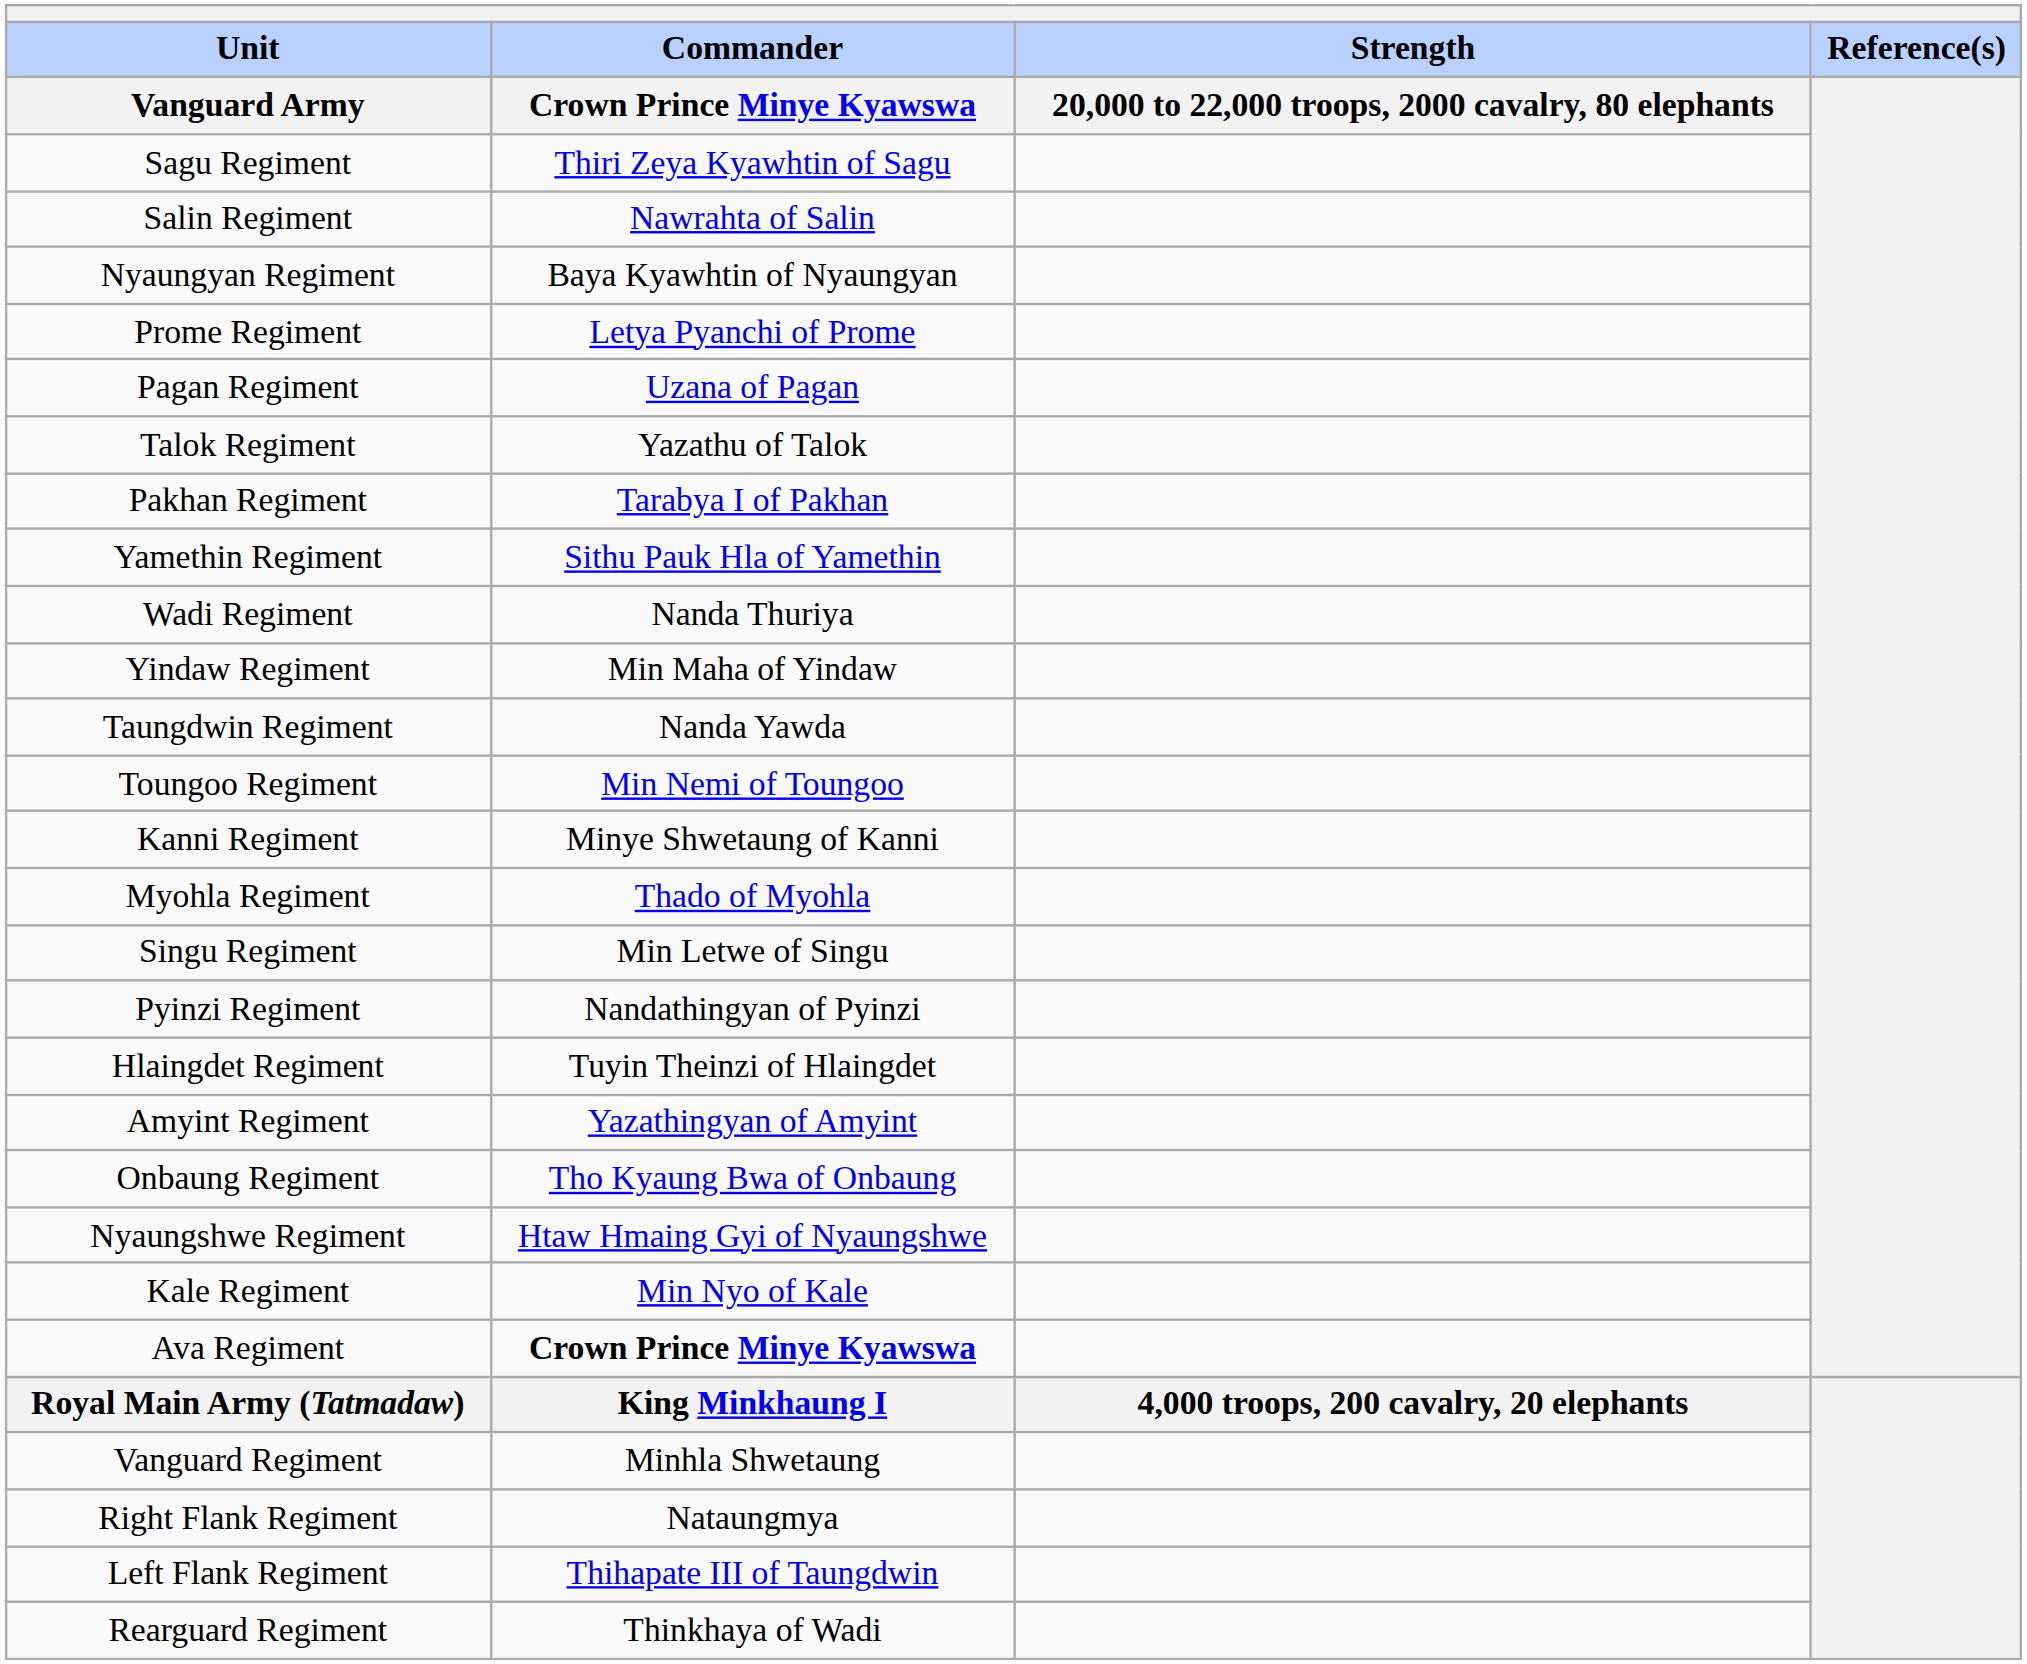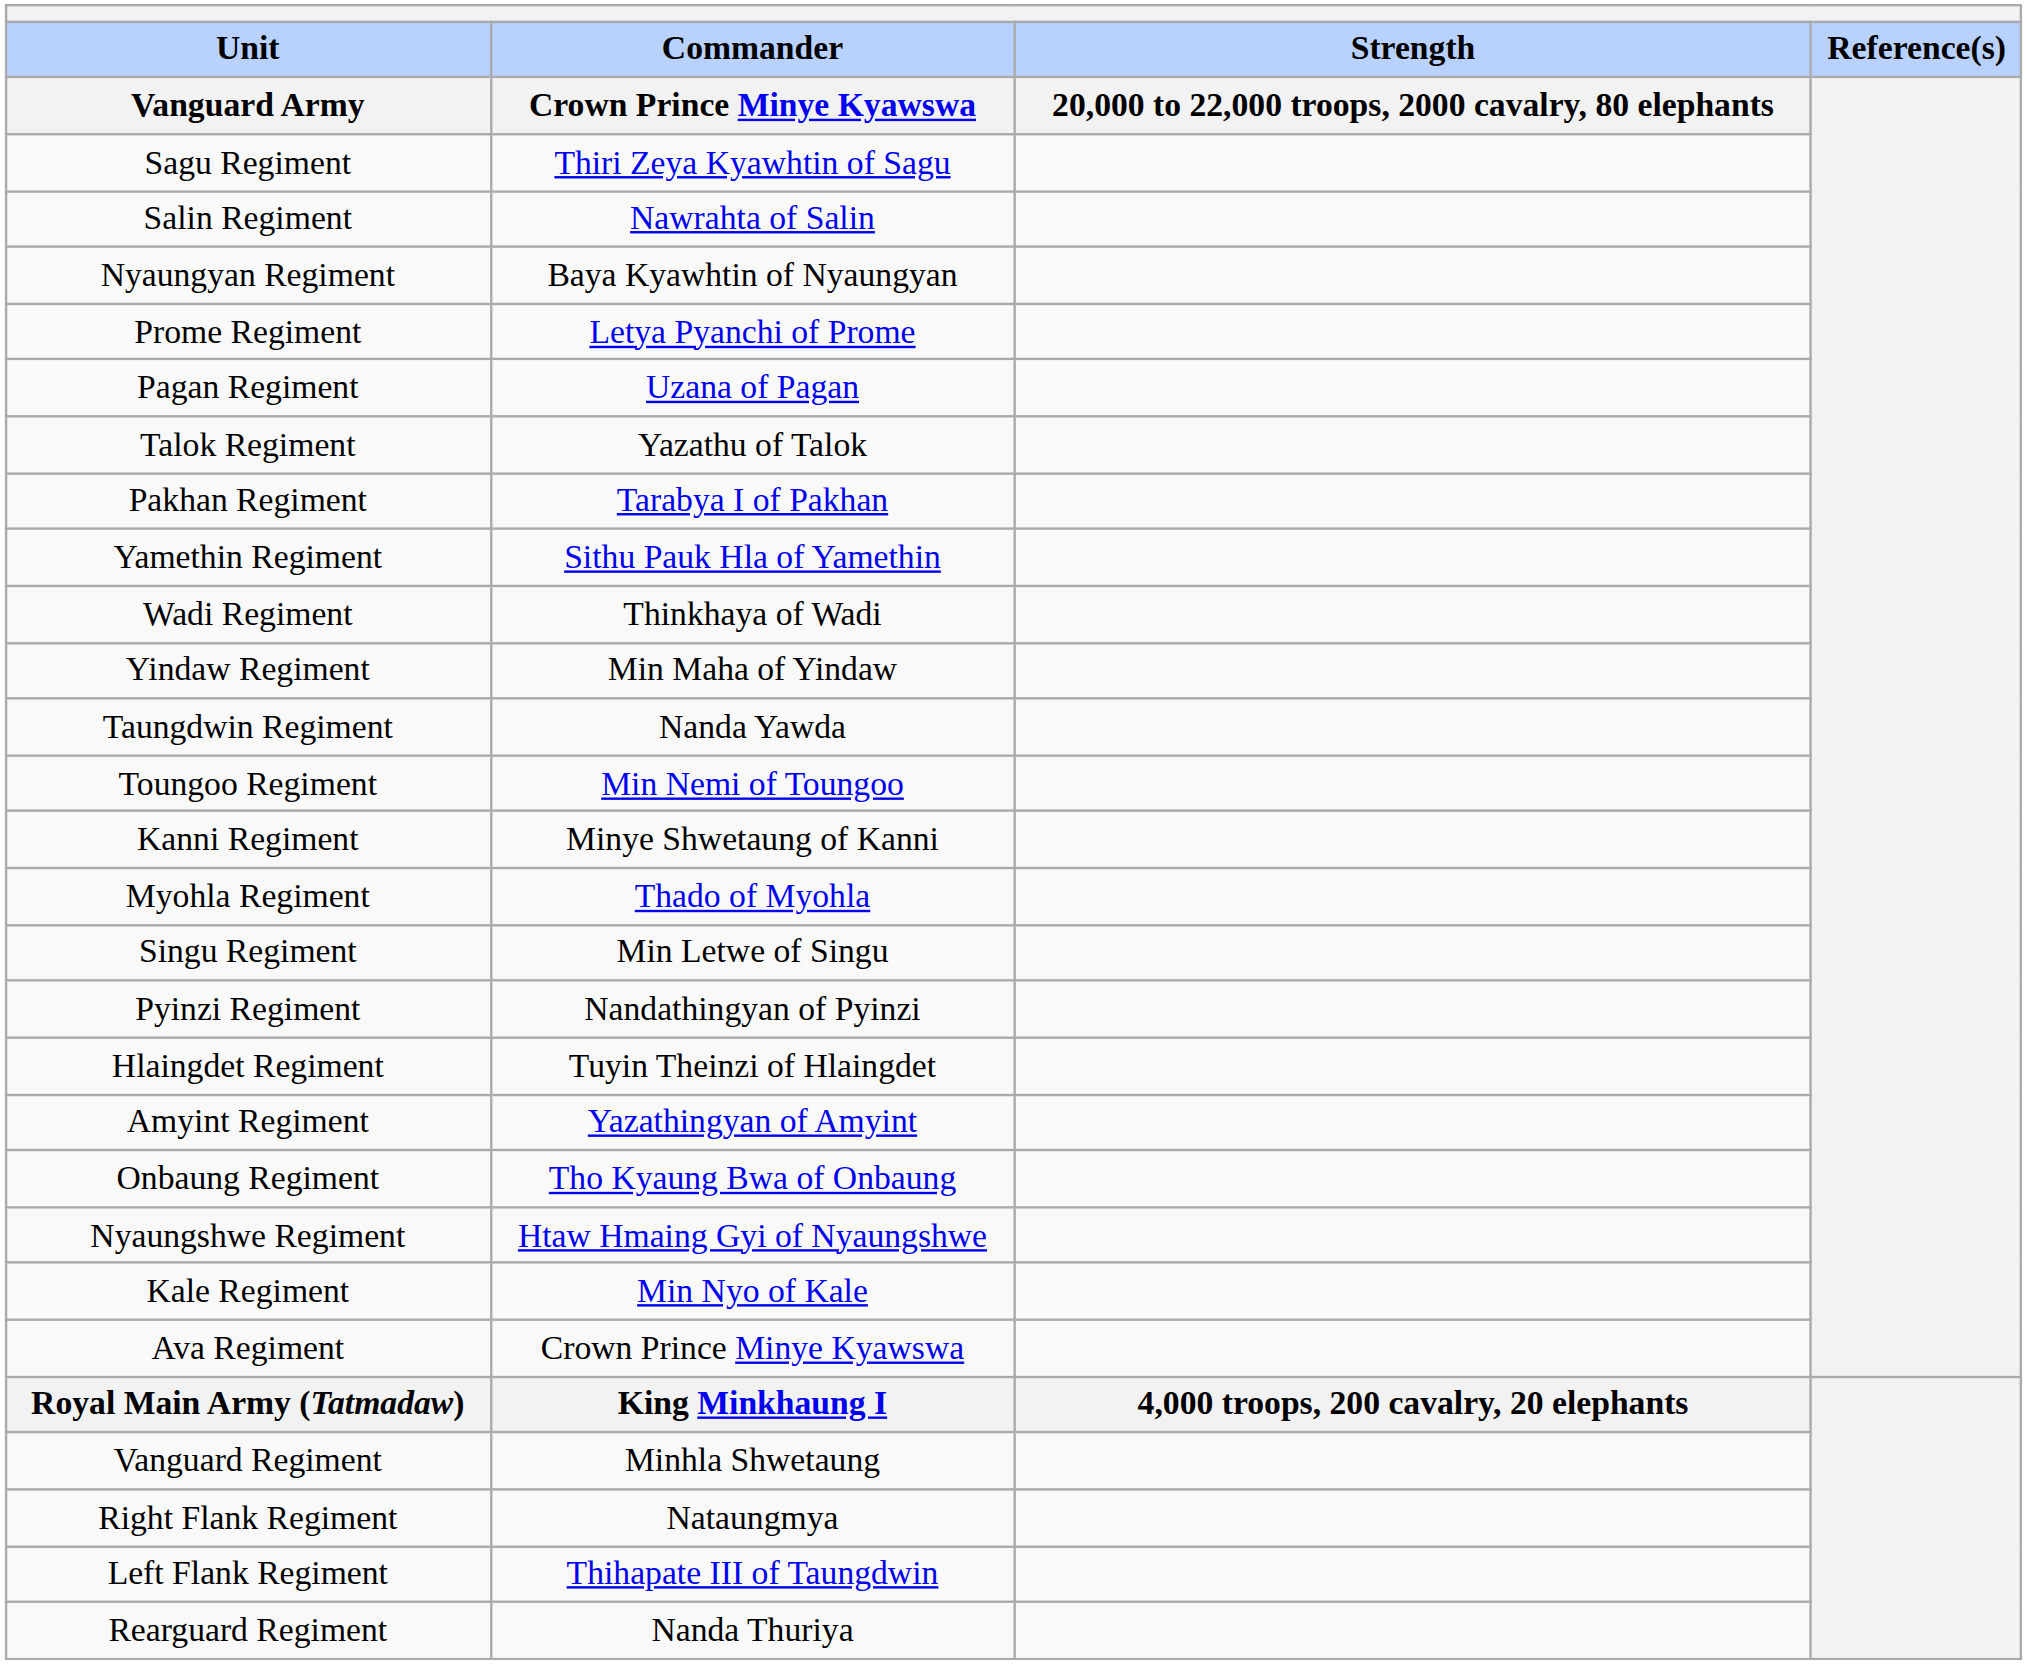(753, 613) Nanda Thuriya -> (753, 613) Thinkhaya of Wadi
(753, 1347) bold -> (752, 1347) normal
(753, 1629) Thinkhaya of Wadi -> (753, 1629) Nanda Thuriya
